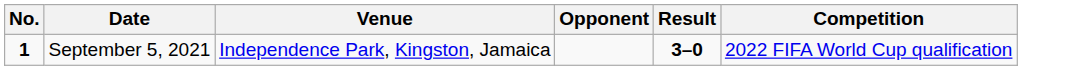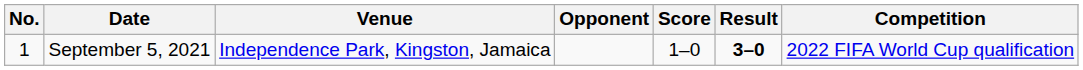+ column: (684, 19)
(24, 49) bold -> (24, 49) normal
